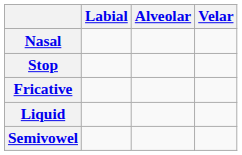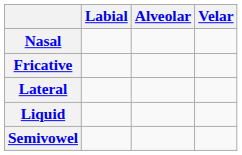- row: (43, 65)
+ row: (43, 89)
